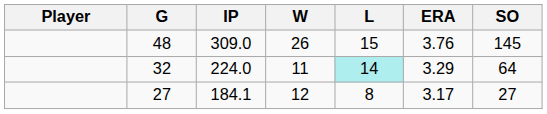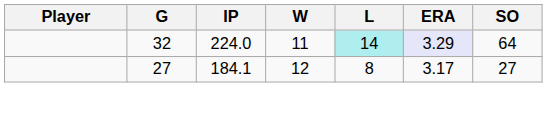- row: (162, 43)
(438, 69) no background -> (438, 43) lavender background
